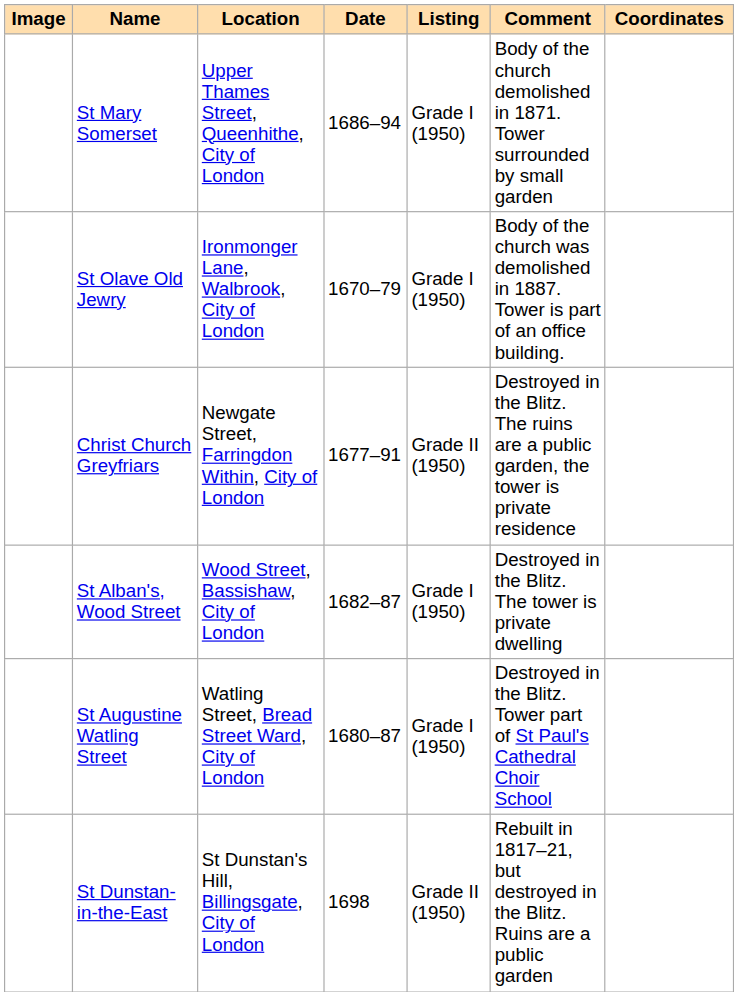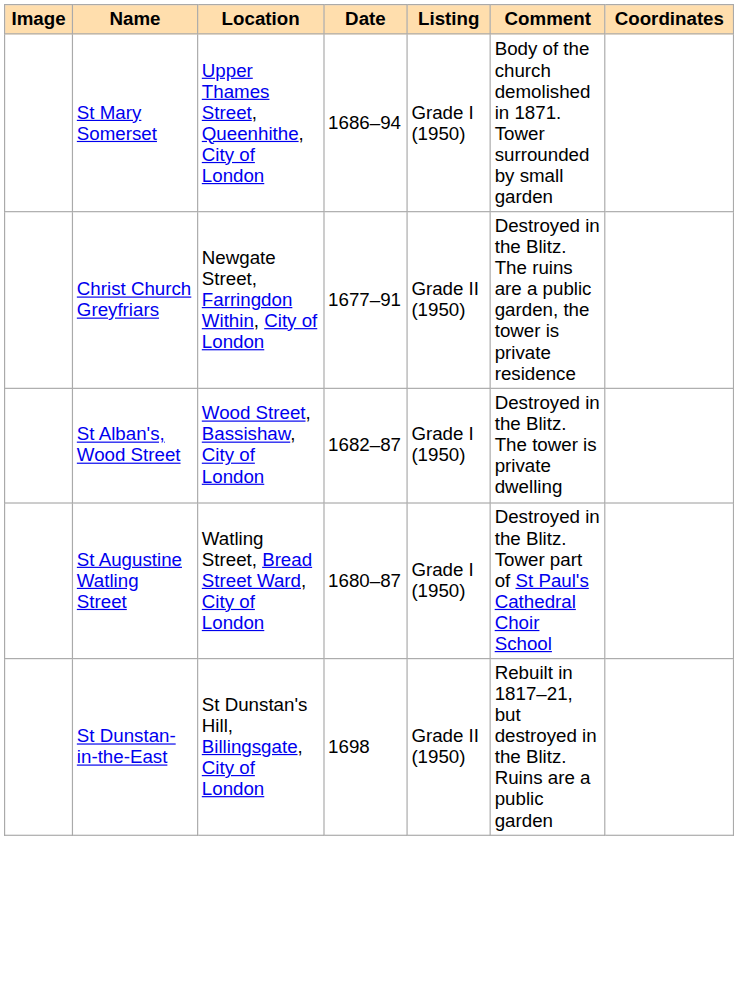- row: (130, 289)
